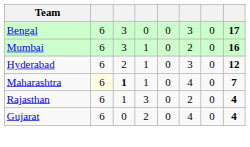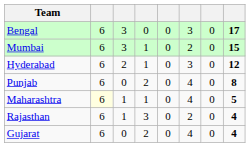(234, 47) 16 -> (234, 47) 15
+ row: (22, 82)
(124, 82) bold -> (124, 99) normal
(234, 82) 7 -> (234, 99) 5
